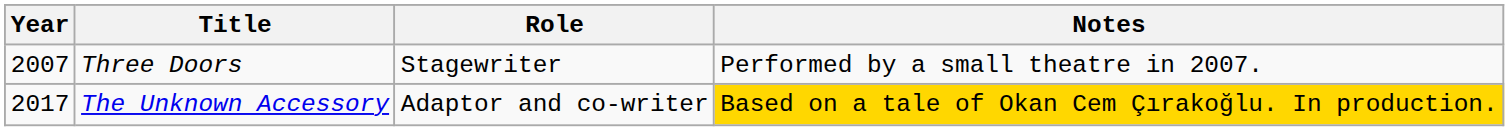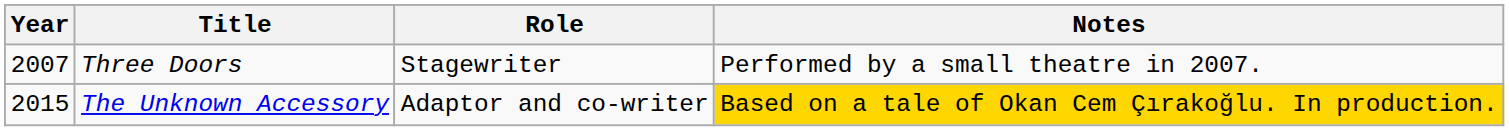(40, 105) 2017 -> (40, 105) 2015
